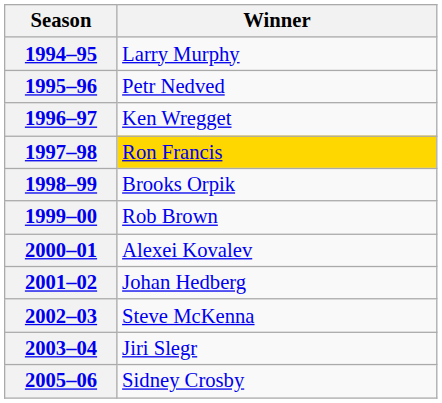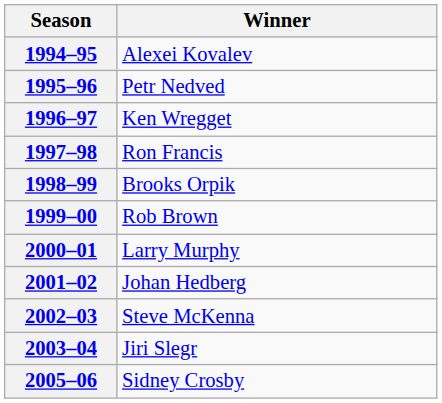(181, 53) Larry Murphy -> (187, 53) Alexei Kovalev
(172, 151) gold background -> (172, 151) no background
(187, 250) Alexei Kovalev -> (181, 250) Larry Murphy
